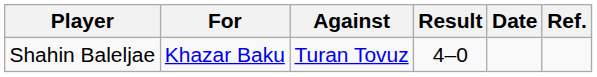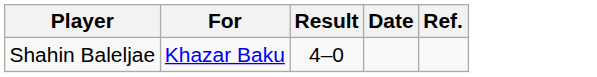- column: (352, 21)
